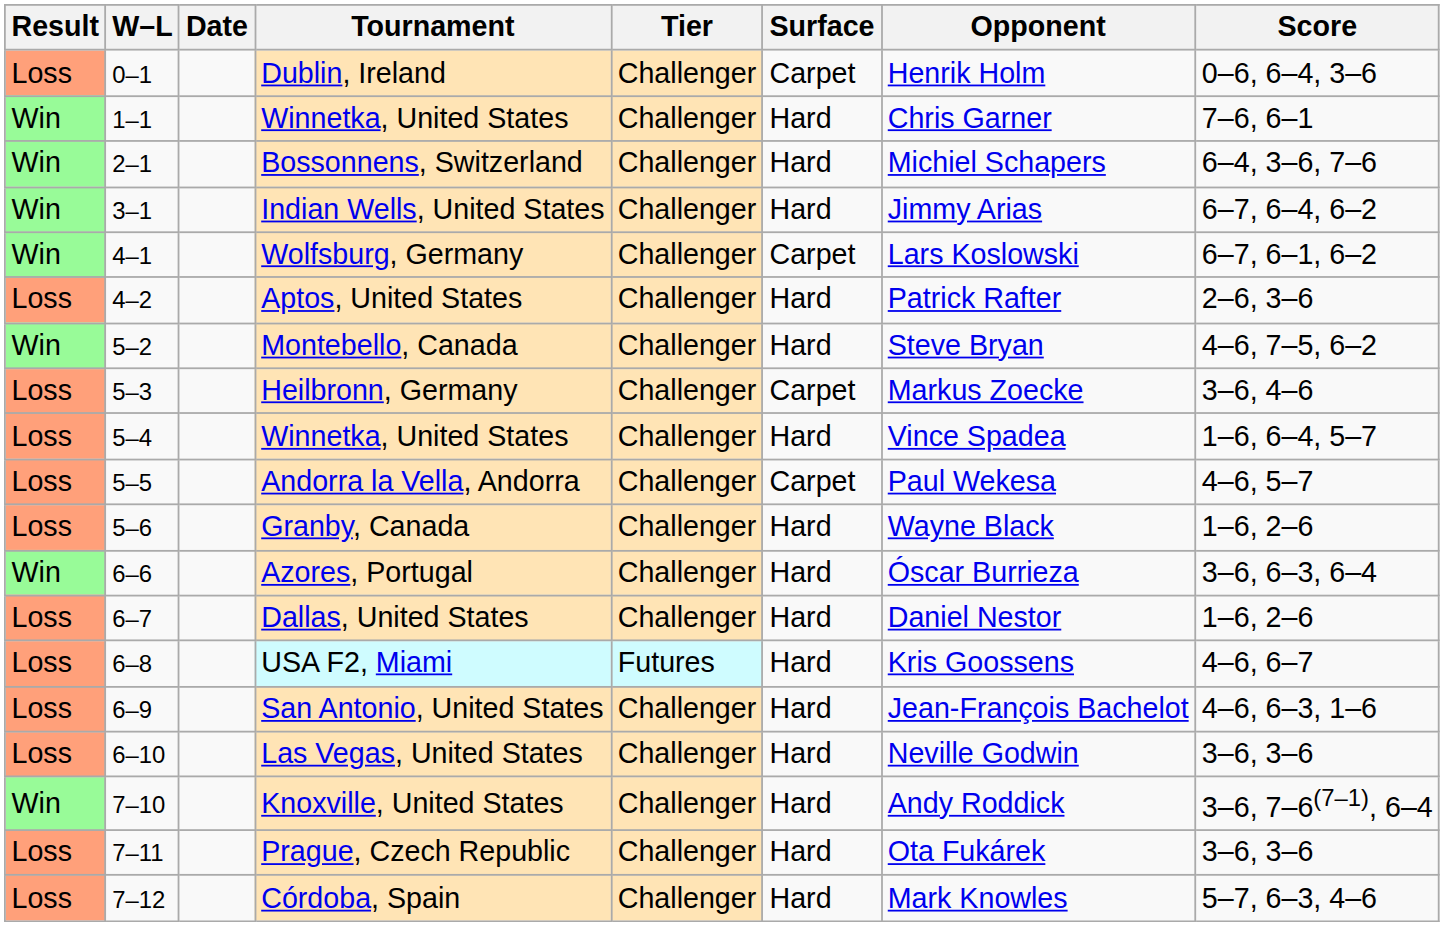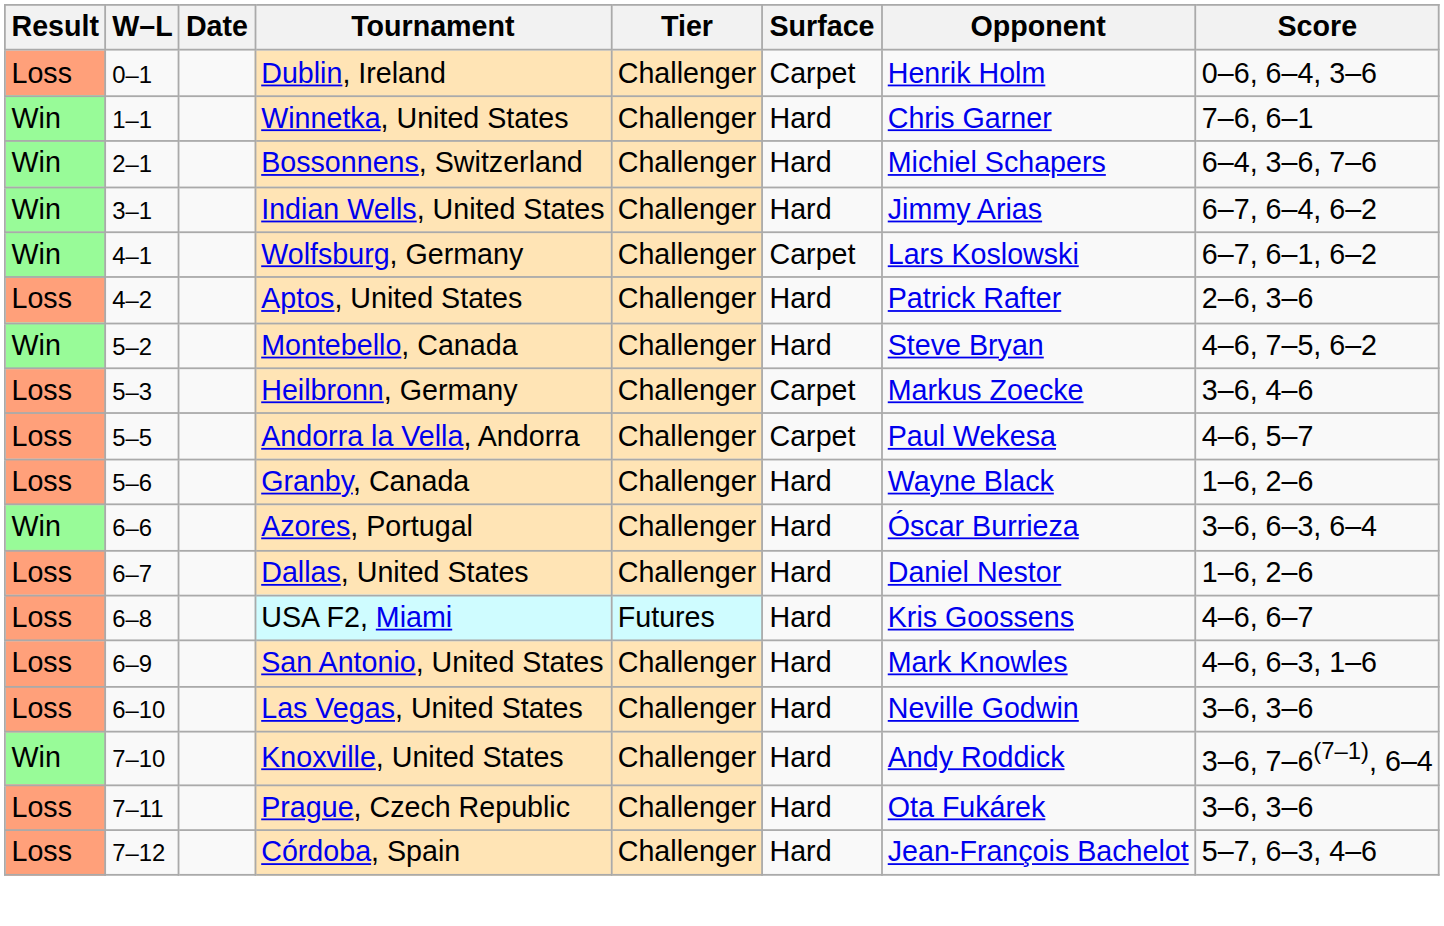- row: (132, 437)
(1038, 708) Jean-François Bachelot -> (978, 663) Mark Knowles
(978, 897) Mark Knowles -> (1038, 852) Jean-François Bachelot
